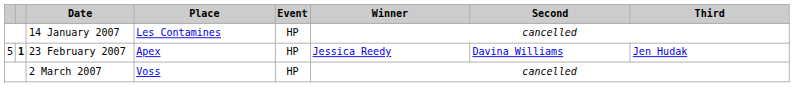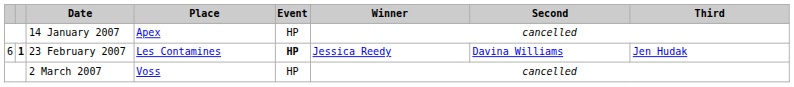(179, 33) Les Contamines -> (148, 33) Apex
(10, 52) 5 -> (10, 52) 6
(148, 52) Apex -> (179, 52) Les Contamines
(292, 52) normal -> (292, 52) bold
